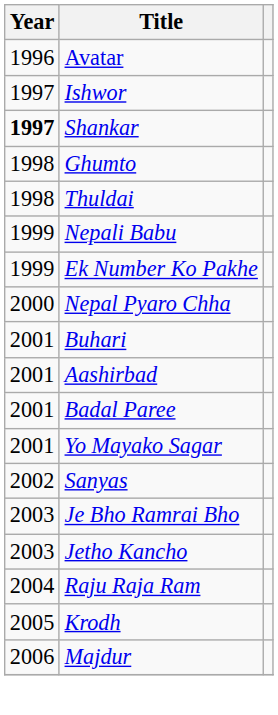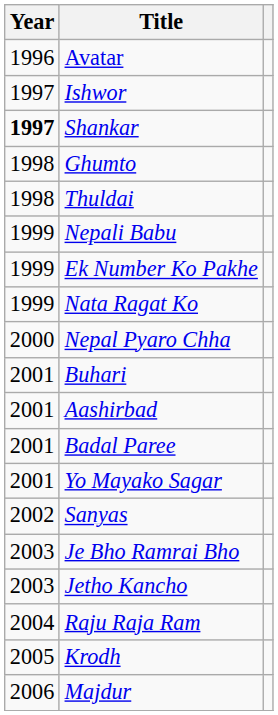+ row: (131, 304)
